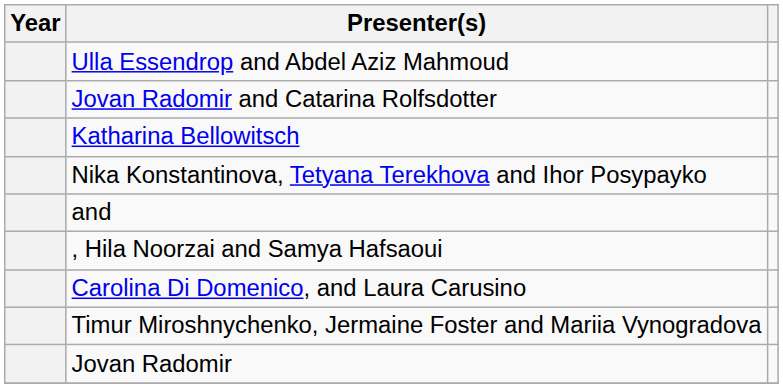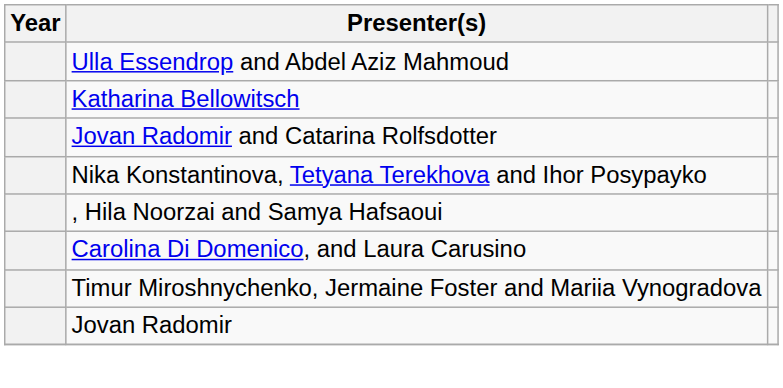rows swapped: (186, 136) <-> (284, 99)
- row: (92, 212)
